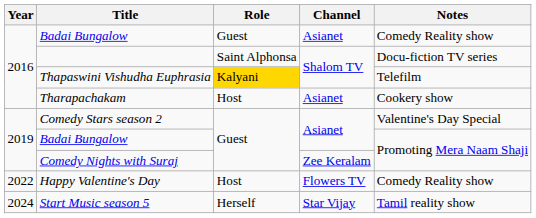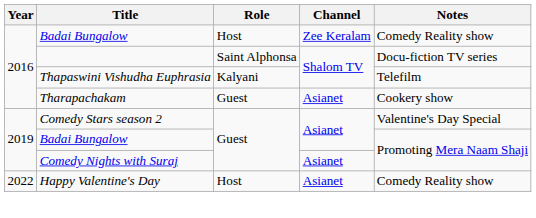(232, 35) Guest -> (229, 35) Host
(323, 35) Asianet -> (337, 35) Zee Keralam
(238, 77) gold background -> (238, 77) no background
(229, 98) Host -> (232, 98) Guest
(337, 160) Zee Keralam -> (323, 160) Asianet
(334, 181) Flowers TV -> (323, 181) Asianet
- row: (21, 202)
